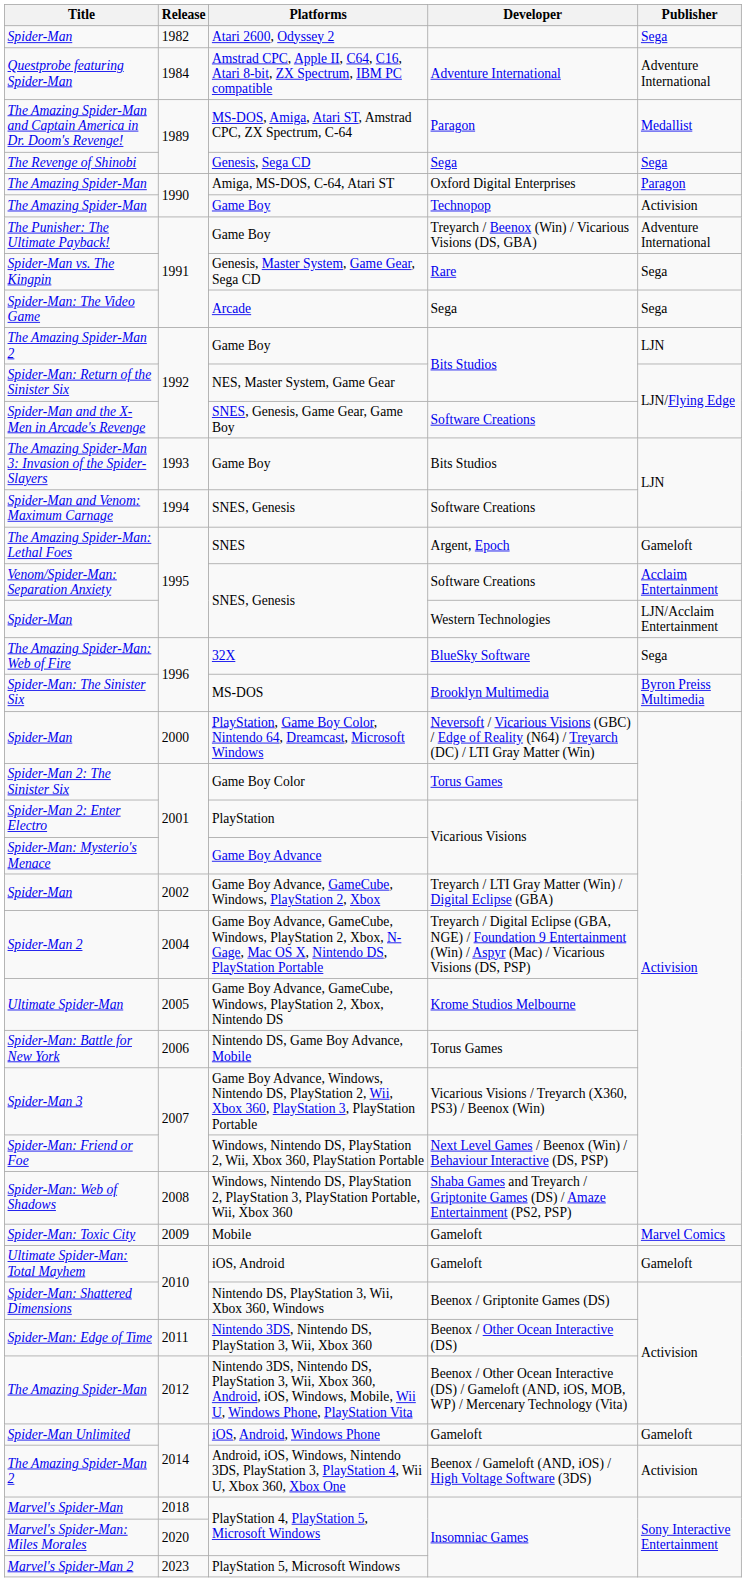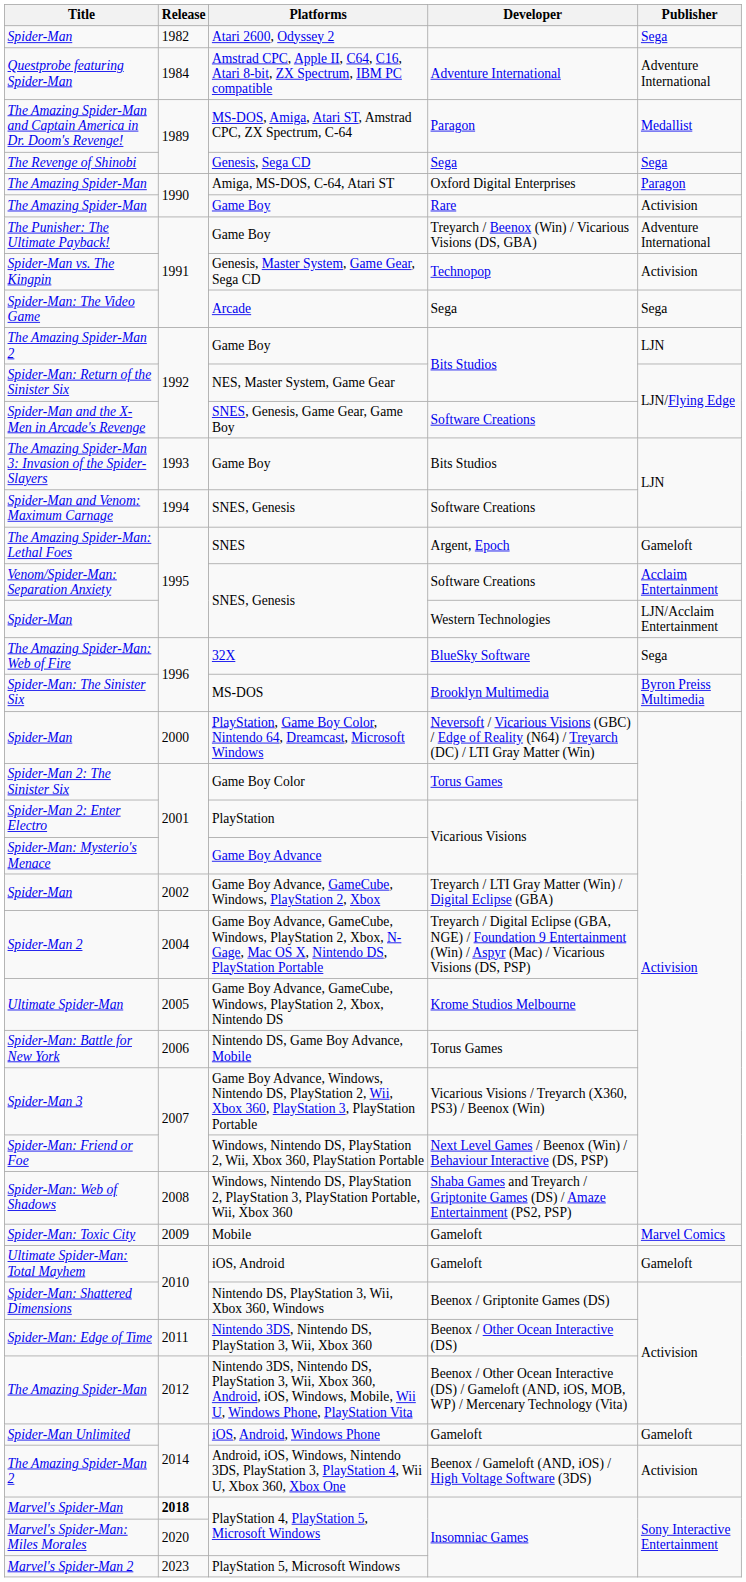(461, 205) Technopop -> (443, 205) Rare
(443, 271) Rare -> (461, 271) Technopop
(654, 271) Sega -> (669, 271) Activision
(175, 1508) normal -> (175, 1508) bold
